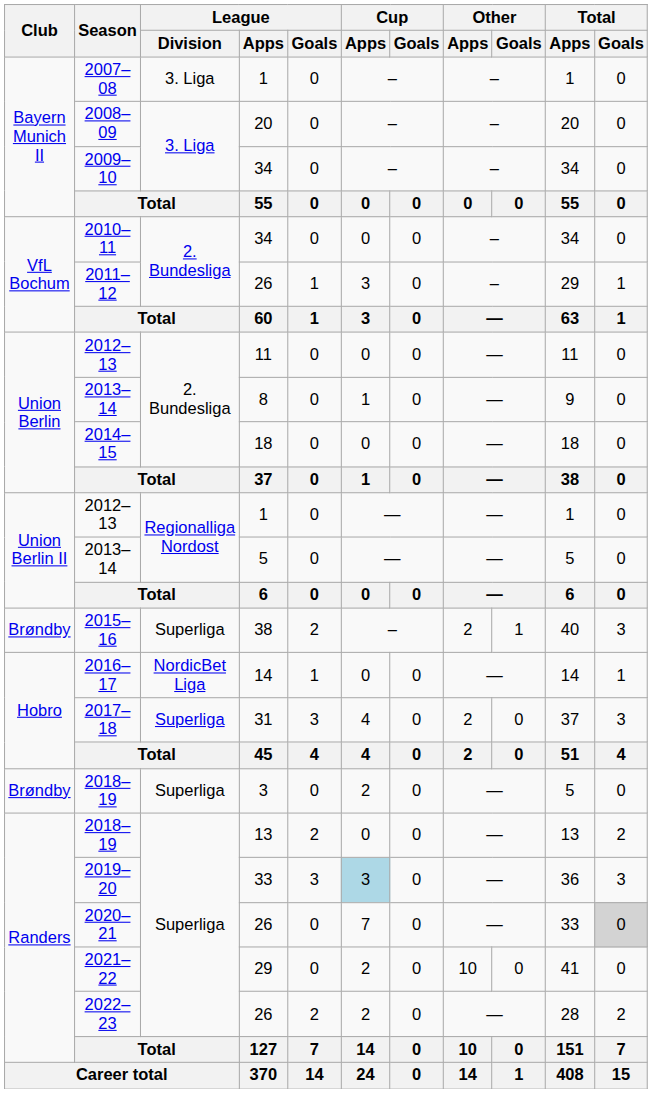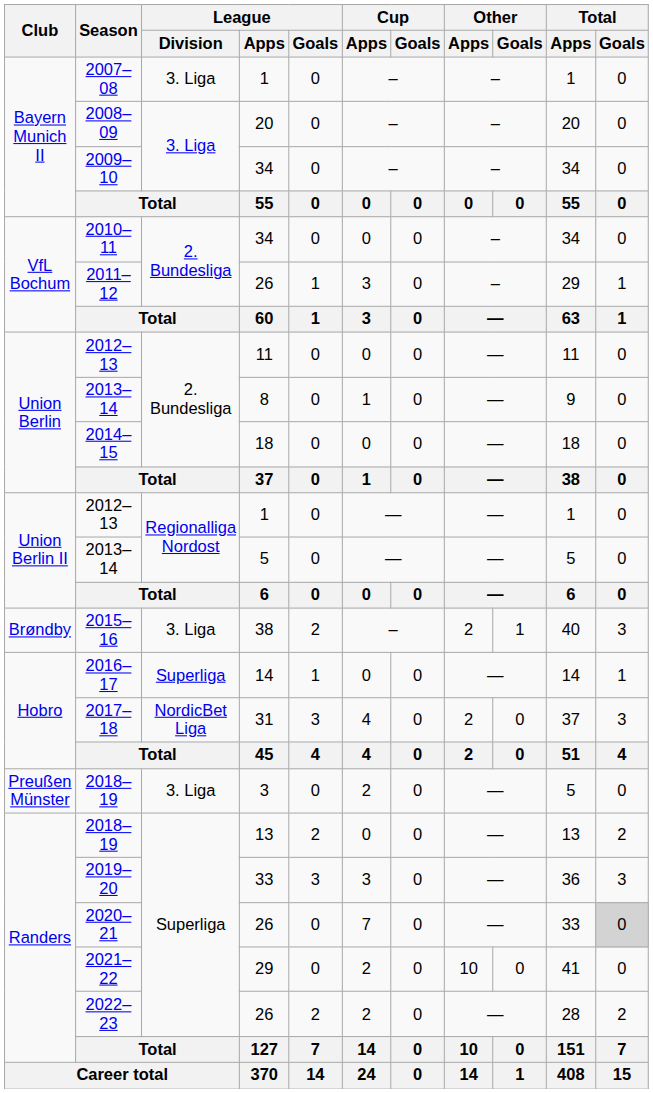(190, 630) Superliga -> (191, 630) 3. Liga
(190, 675) NordicBet Liga -> (191, 675) Superliga
(190, 719) Superliga -> (191, 719) NordicBet Liga
(39, 790) Brøndby -> (40, 790) Preußen Münster
(190, 790) Superliga -> (191, 790) 3. Liga
(366, 879) lightblue background -> (366, 879) no background
